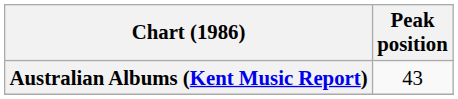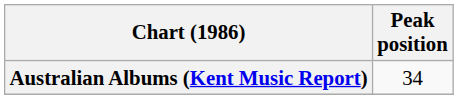(413, 77) 43 -> (413, 77) 34
